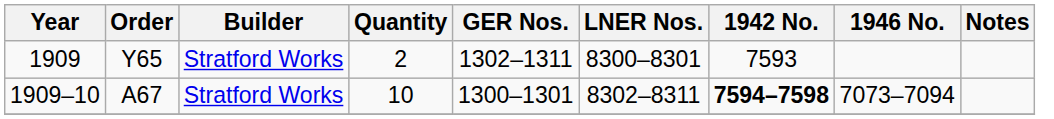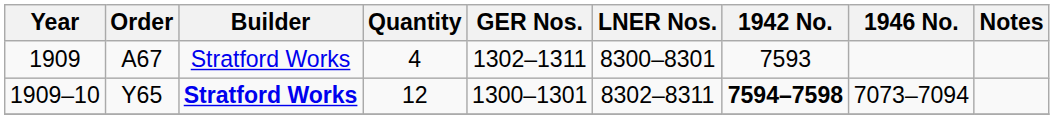(142, 59) Y65 -> (142, 59) A67
(401, 59) 2 -> (415, 59) 4
(142, 95) A67 -> (142, 95) Y65
(264, 95) normal -> (271, 95) bold
(401, 95) 10 -> (415, 95) 12
